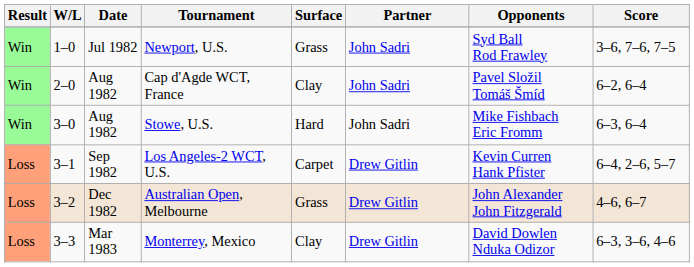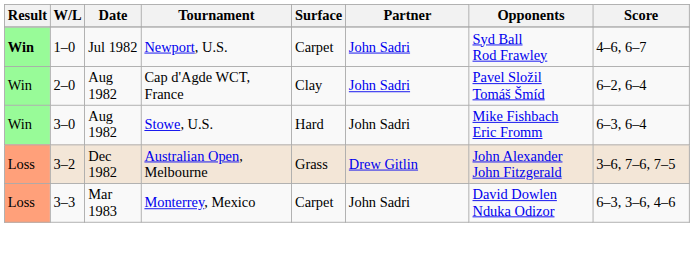(20, 46) normal -> (21, 46) bold
(311, 46) Grass -> (314, 46) Carpet
(636, 46) 3–6, 7–6, 7–5 -> (621, 46) 4–6, 6–7
- row: (205, 163)
(621, 203) 4–6, 6–7 -> (636, 163) 3–6, 7–6, 7–5
(309, 242) Clay -> (314, 203) Carpet
(383, 242) Drew Gitlin -> (379, 203) John Sadri
